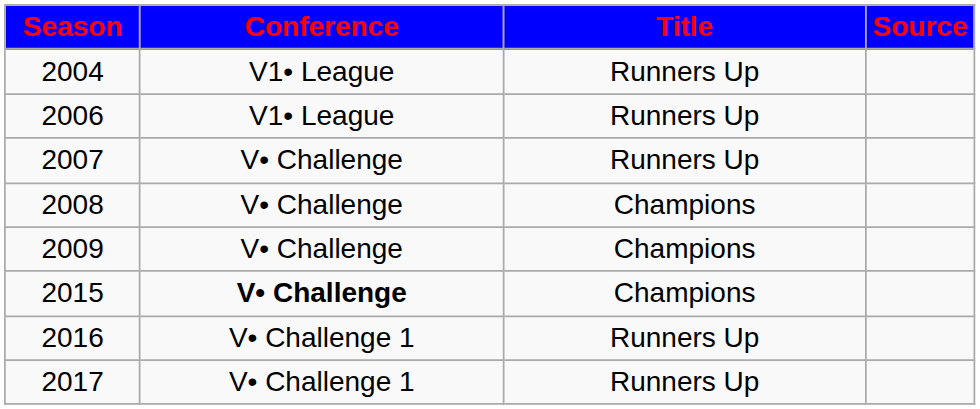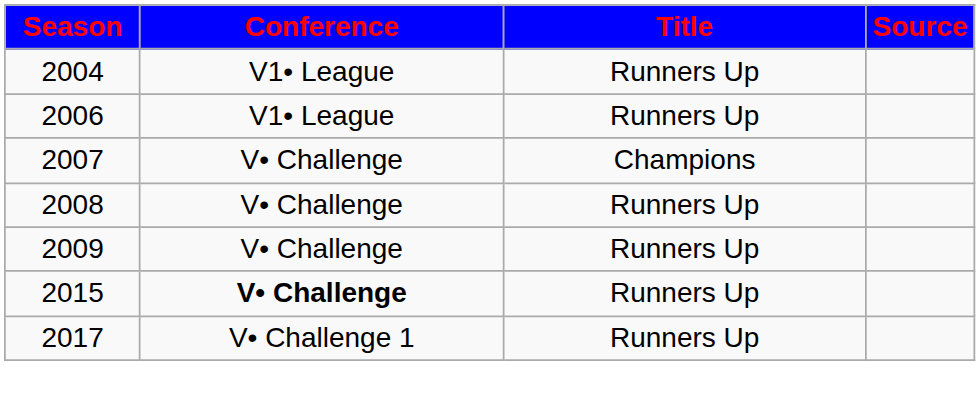(685, 159) Runners Up -> (685, 159) Champions
(685, 204) Champions -> (685, 204) Runners Up
(685, 248) Champions -> (685, 248) Runners Up
(685, 293) Champions -> (685, 293) Runners Up
- row: (73, 337)
